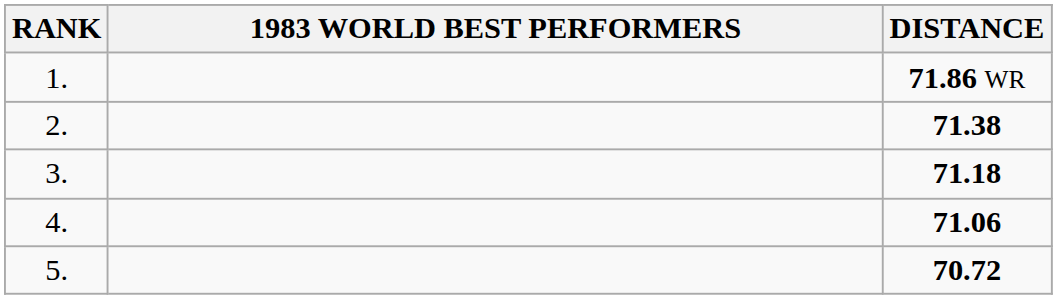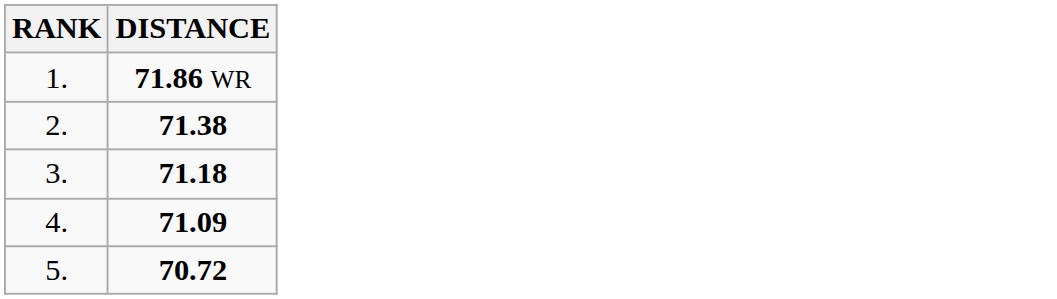- column: (495, 28)
(967, 221) 71.06 -> (193, 221) 71.09
